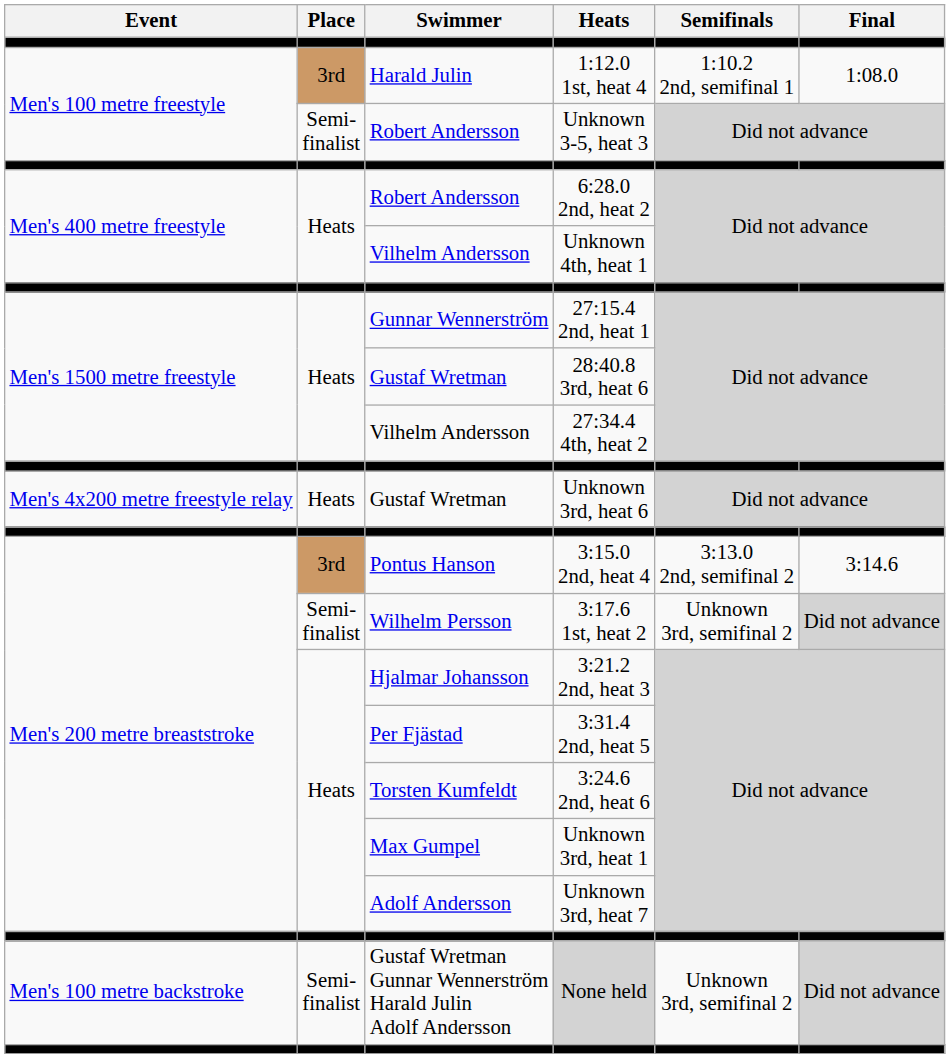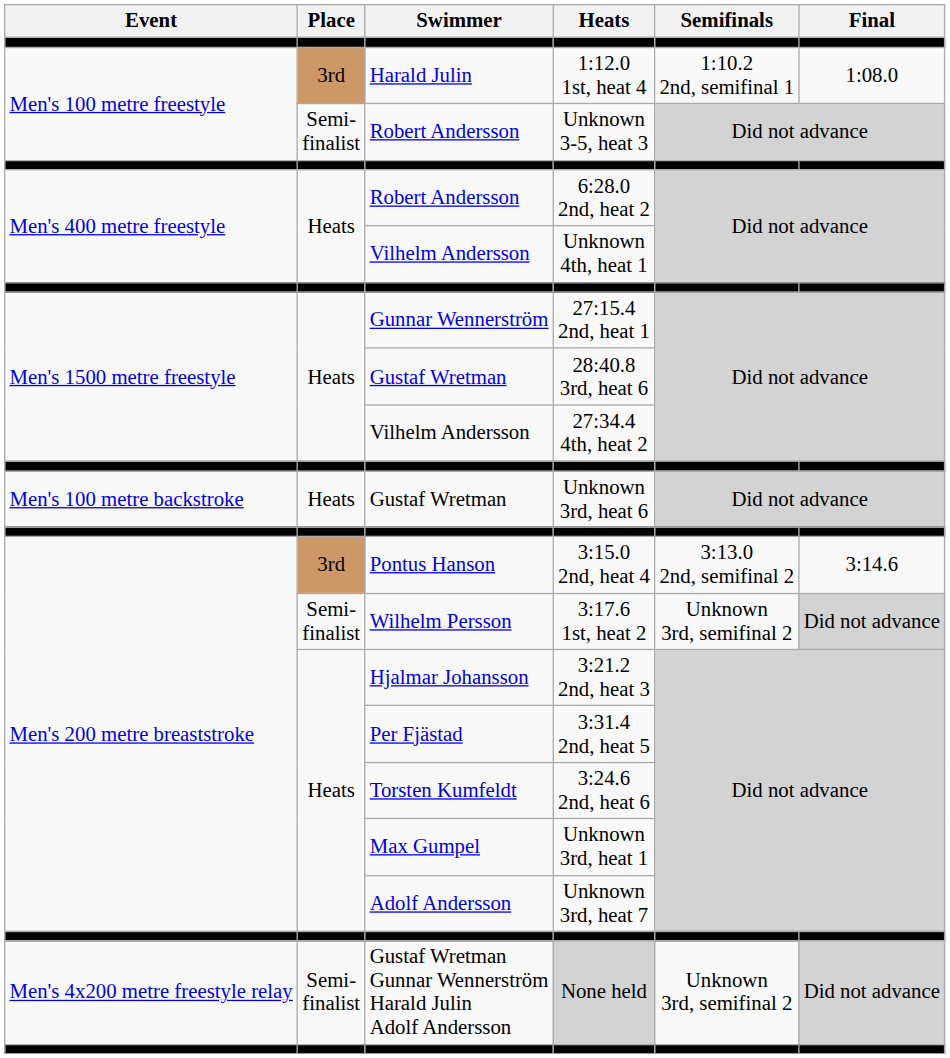(151, 498) Men's 4x200 metre freestyle relay -> (127, 498) Men's 100 metre backstroke
(127, 992) Men's 100 metre backstroke -> (151, 992) Men's 4x200 metre freestyle relay
